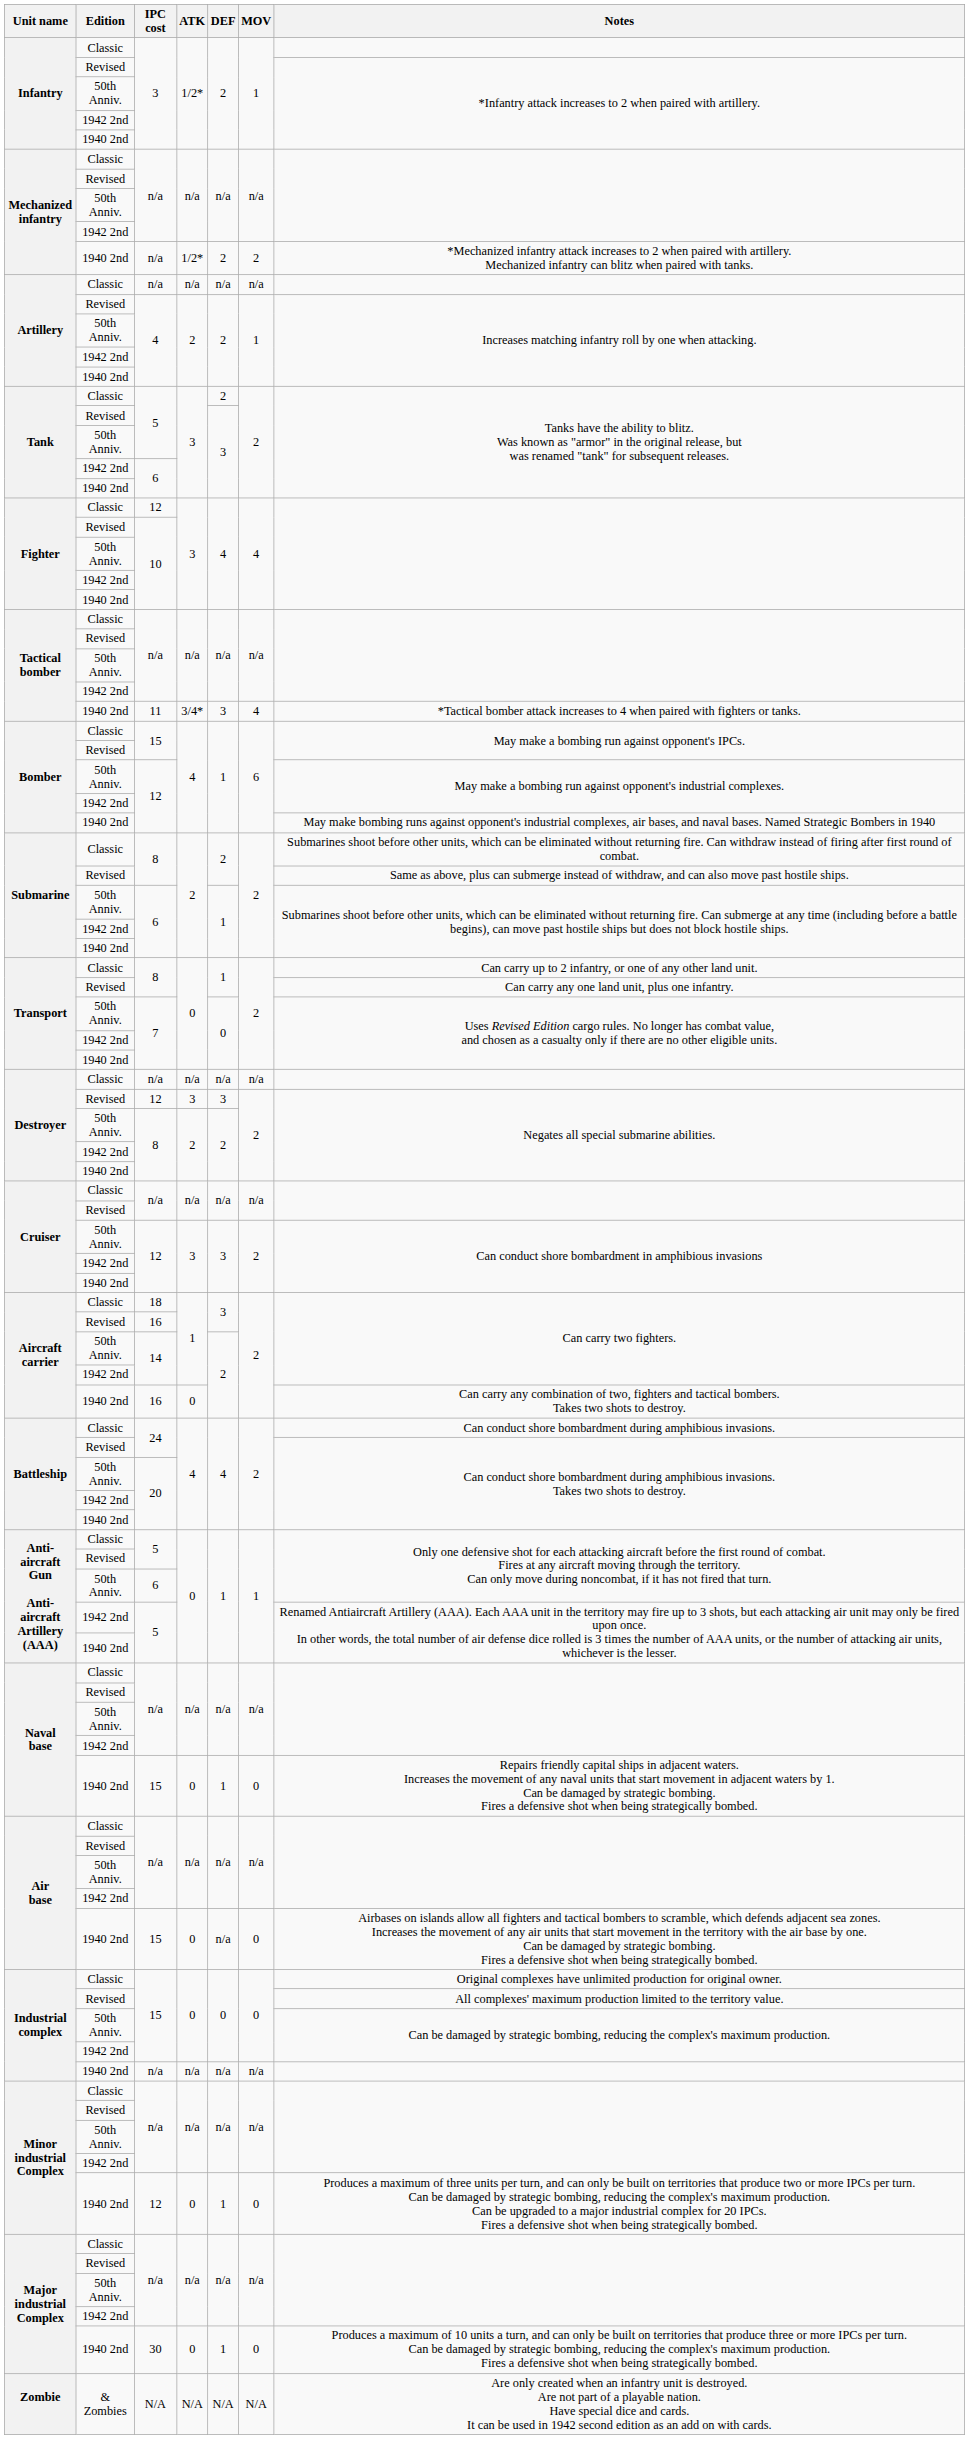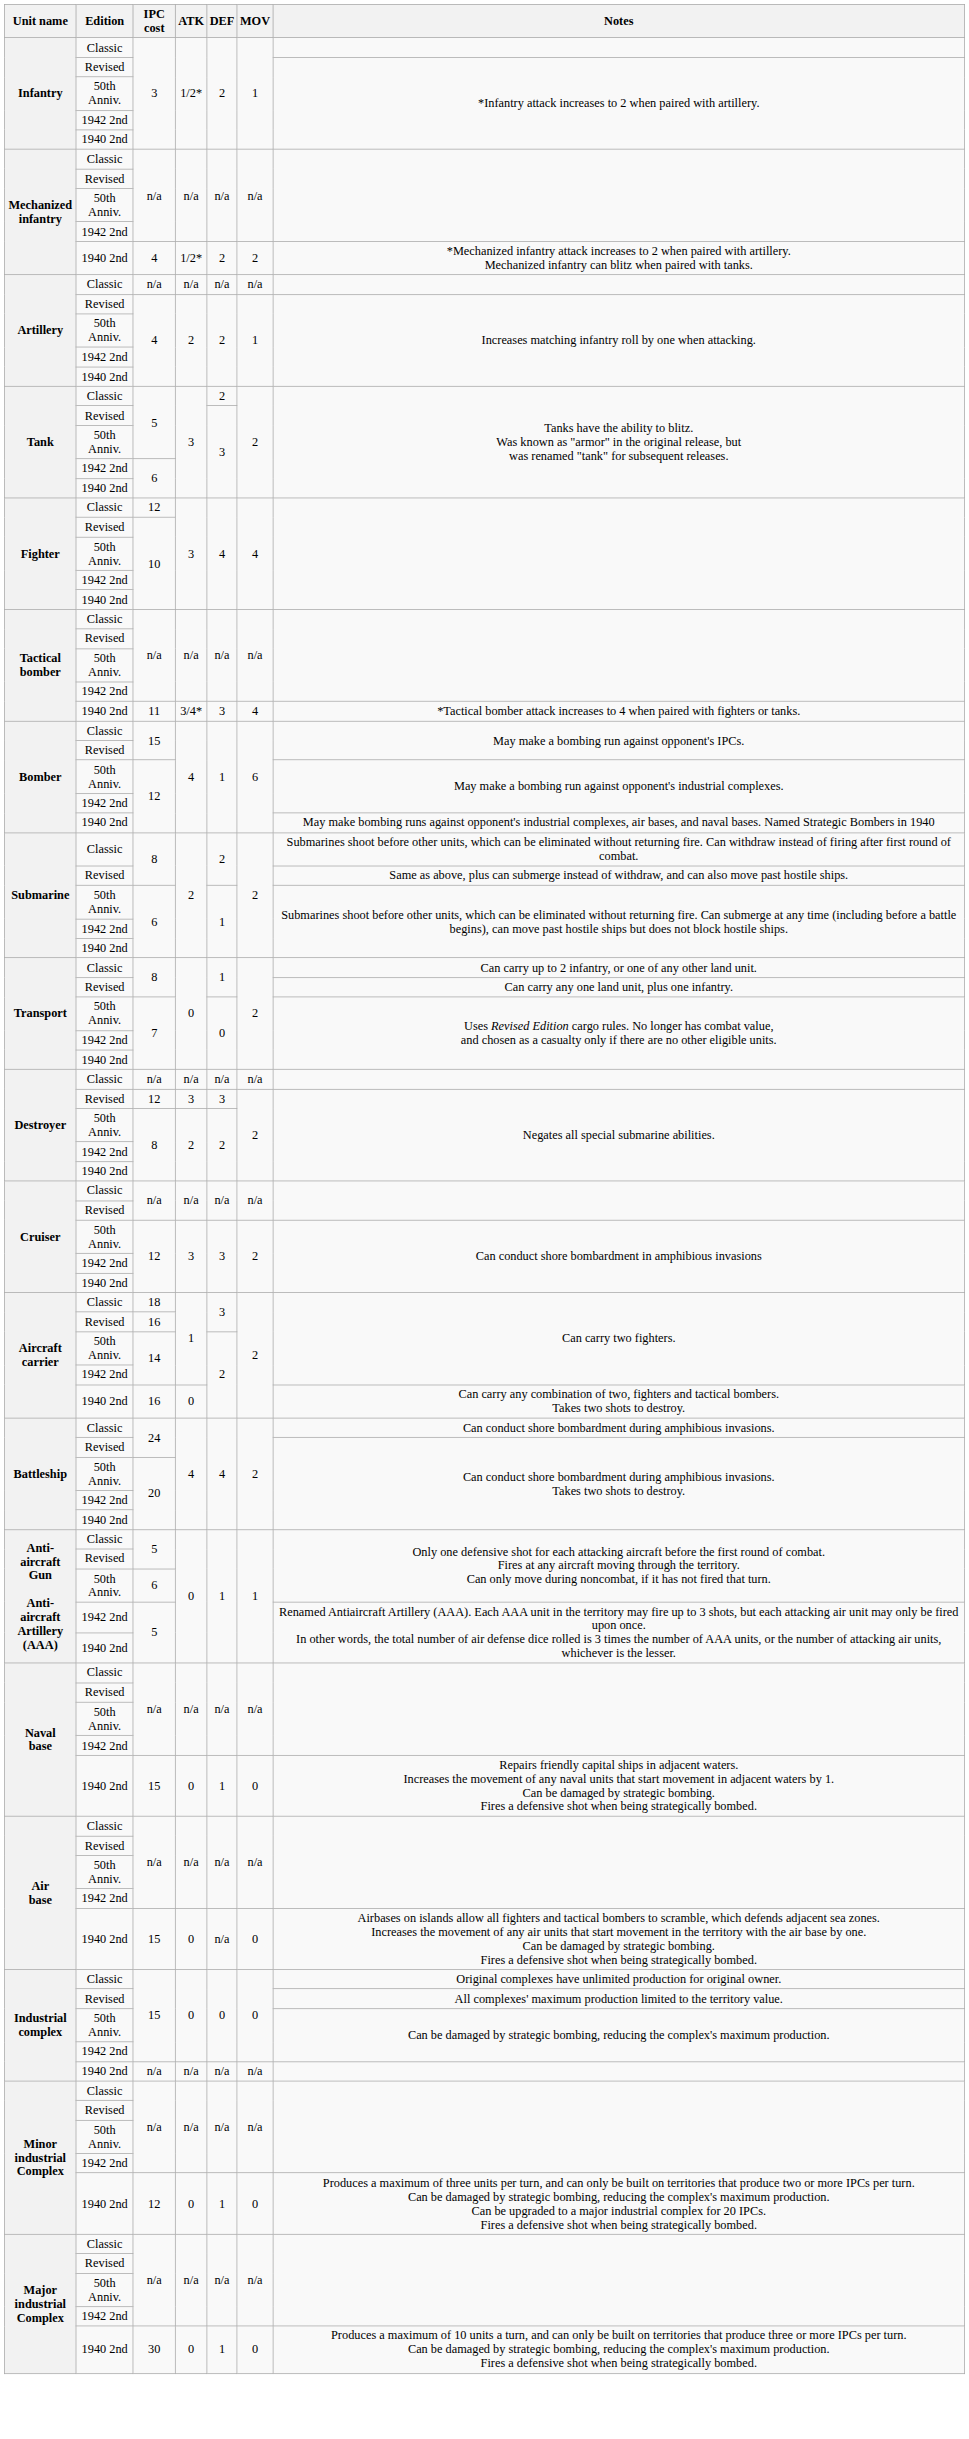(155, 258) n/a -> (154, 258) 4
- row: (40, 2397)
